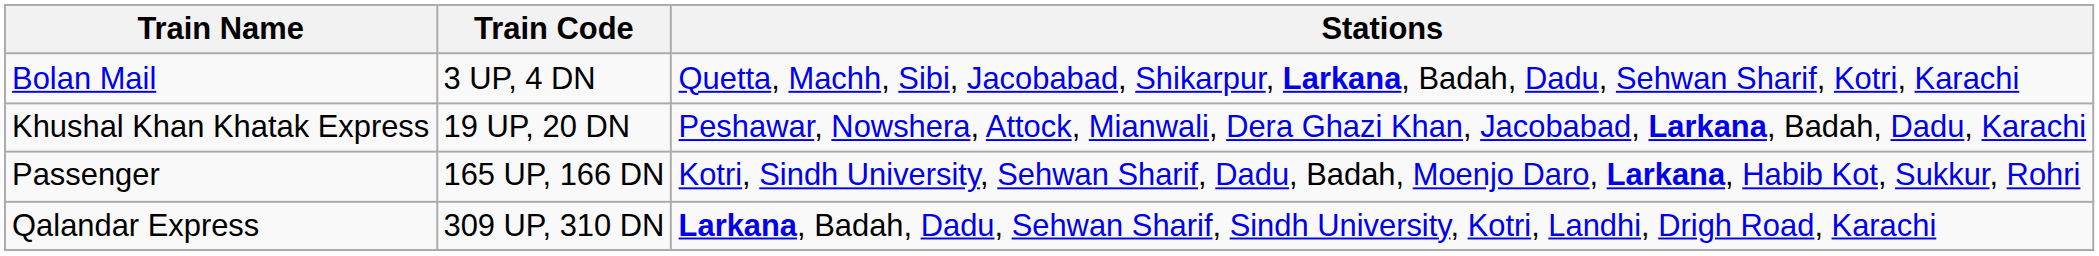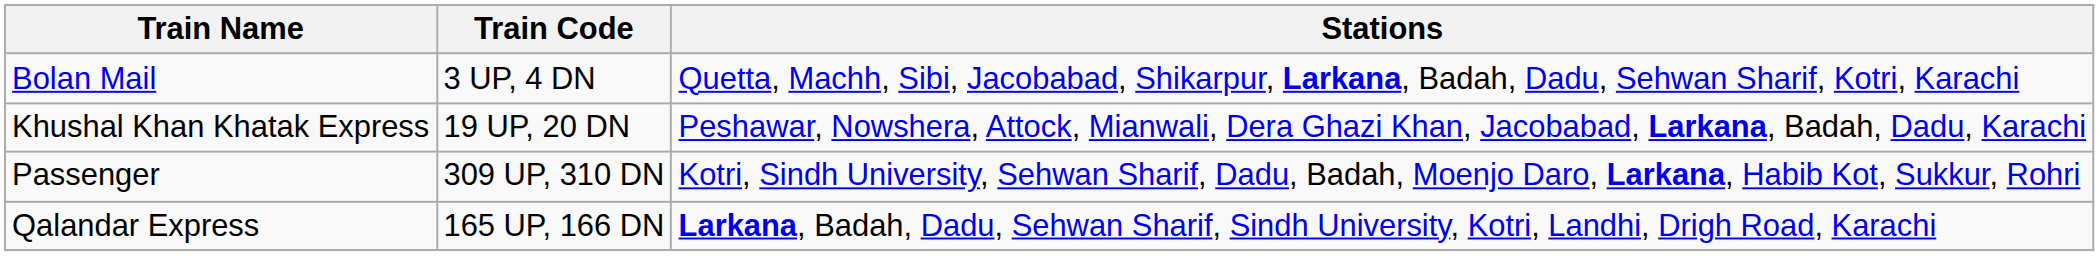(554, 175) 165 UP, 166 DN -> (554, 175) 309 UP, 310 DN
(554, 224) 309 UP, 310 DN -> (554, 224) 165 UP, 166 DN
